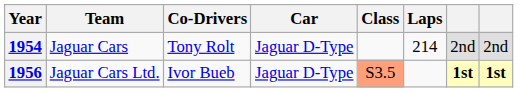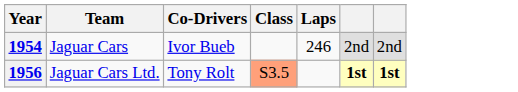- column: (304, 18)
(201, 46) Tony Rolt -> (201, 46) Ivor Bueb
(425, 46) 214 -> (318, 46) 246
(201, 73) Ivor Bueb -> (201, 73) Tony Rolt
